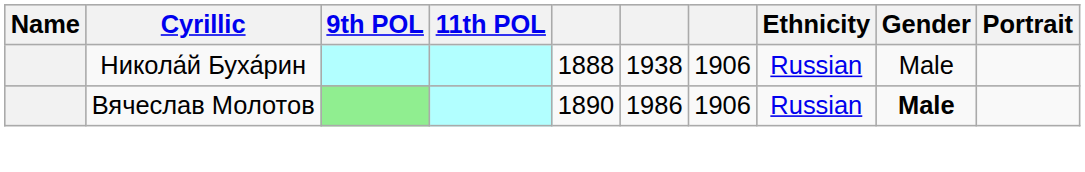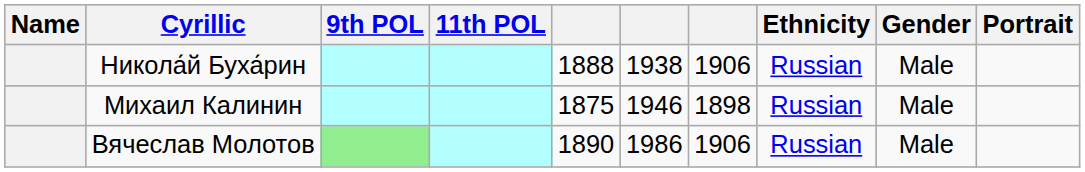+ row: (203, 105)
(926, 105) bold -> (926, 145) normal
